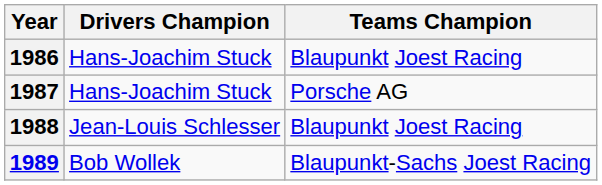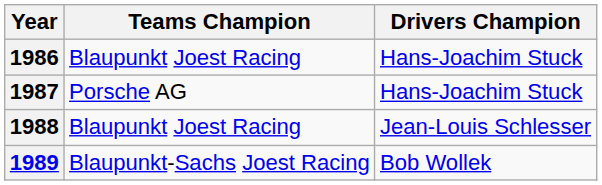columns swapped: (175, 22) <-> (441, 22)
